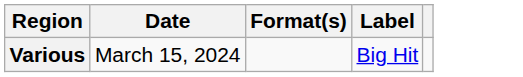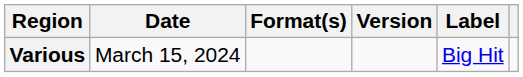+ column: (394, 21)
